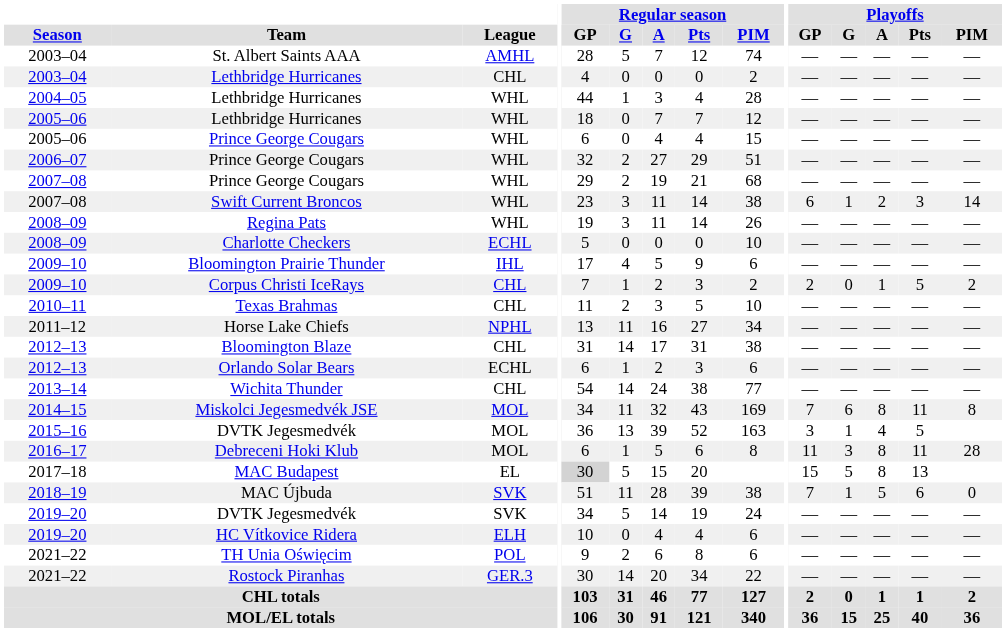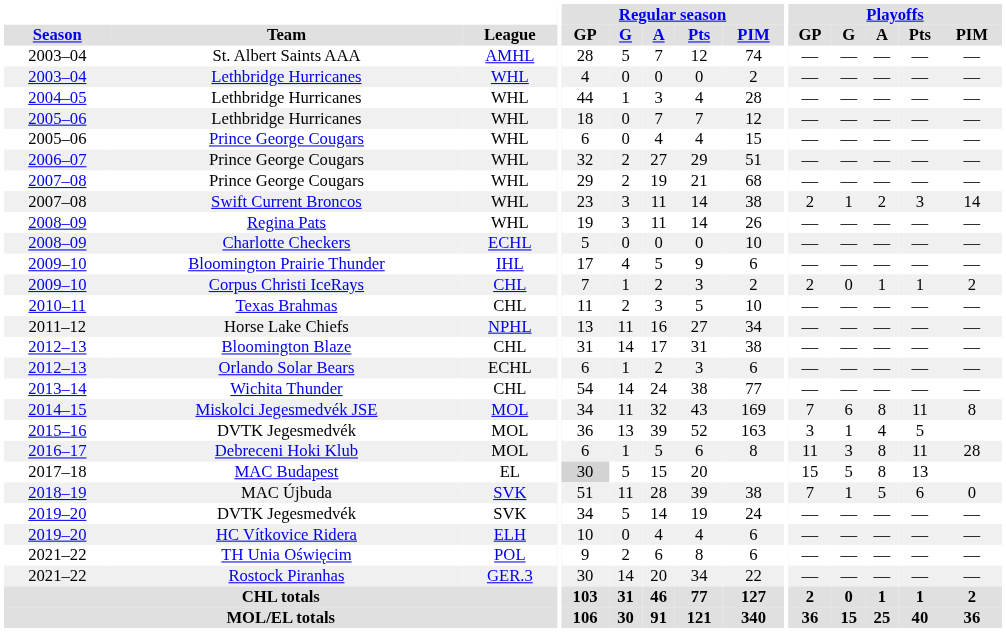(510, 76) CHL -> (510, 76) WHL
(810, 201) 6 -> (810, 201) 2
(920, 284) 5 -> (920, 284) 1
